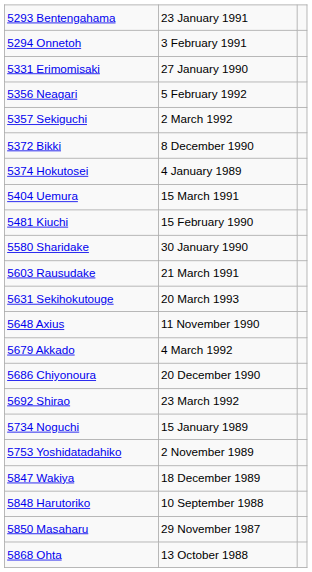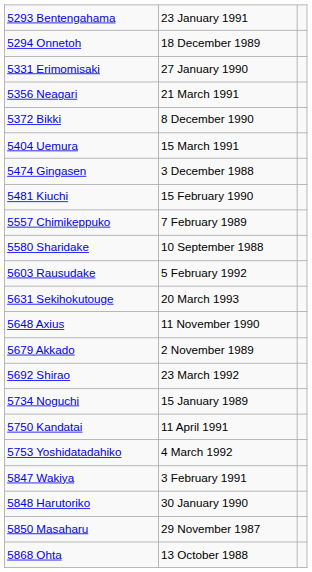(204, 43) 3 February 1991 -> (211, 43) 18 December 1989
(204, 94) 5 February 1992 -> (200, 94) 21 March 1991
- row: (47, 120)
- row: (48, 171)
+ row: (47, 171)
+ row: (59, 222)
(205, 247) 30 January 1990 -> (212, 247) 10 September 1988
(200, 273) 21 March 1991 -> (204, 273) 5 February 1992
(197, 350) 4 March 1992 -> (207, 350) 2 November 1989
- row: (52, 375)
+ row: (45, 426)
(207, 452) 2 November 1989 -> (197, 452) 4 March 1992
(211, 478) 18 December 1989 -> (204, 478) 3 February 1991
(212, 503) 10 September 1988 -> (205, 503) 30 January 1990
